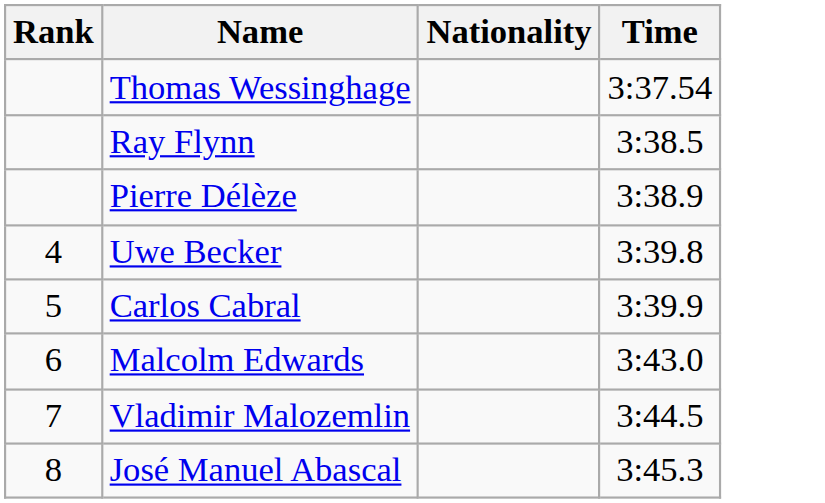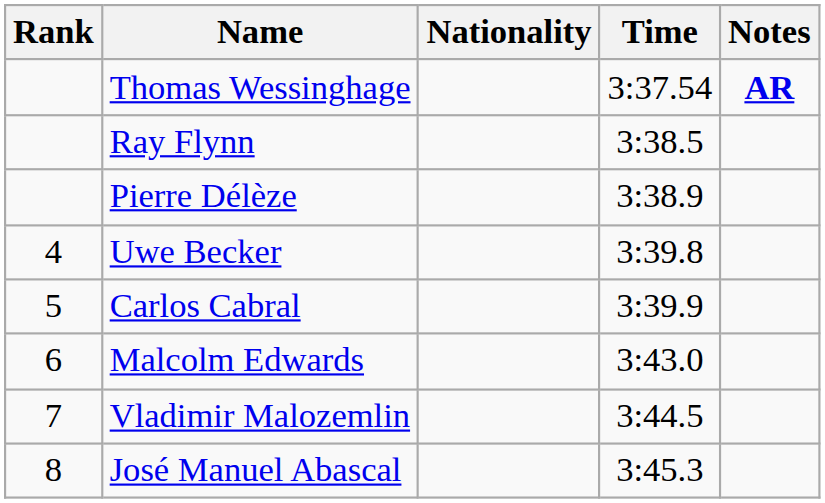+ column: (769, 31)
